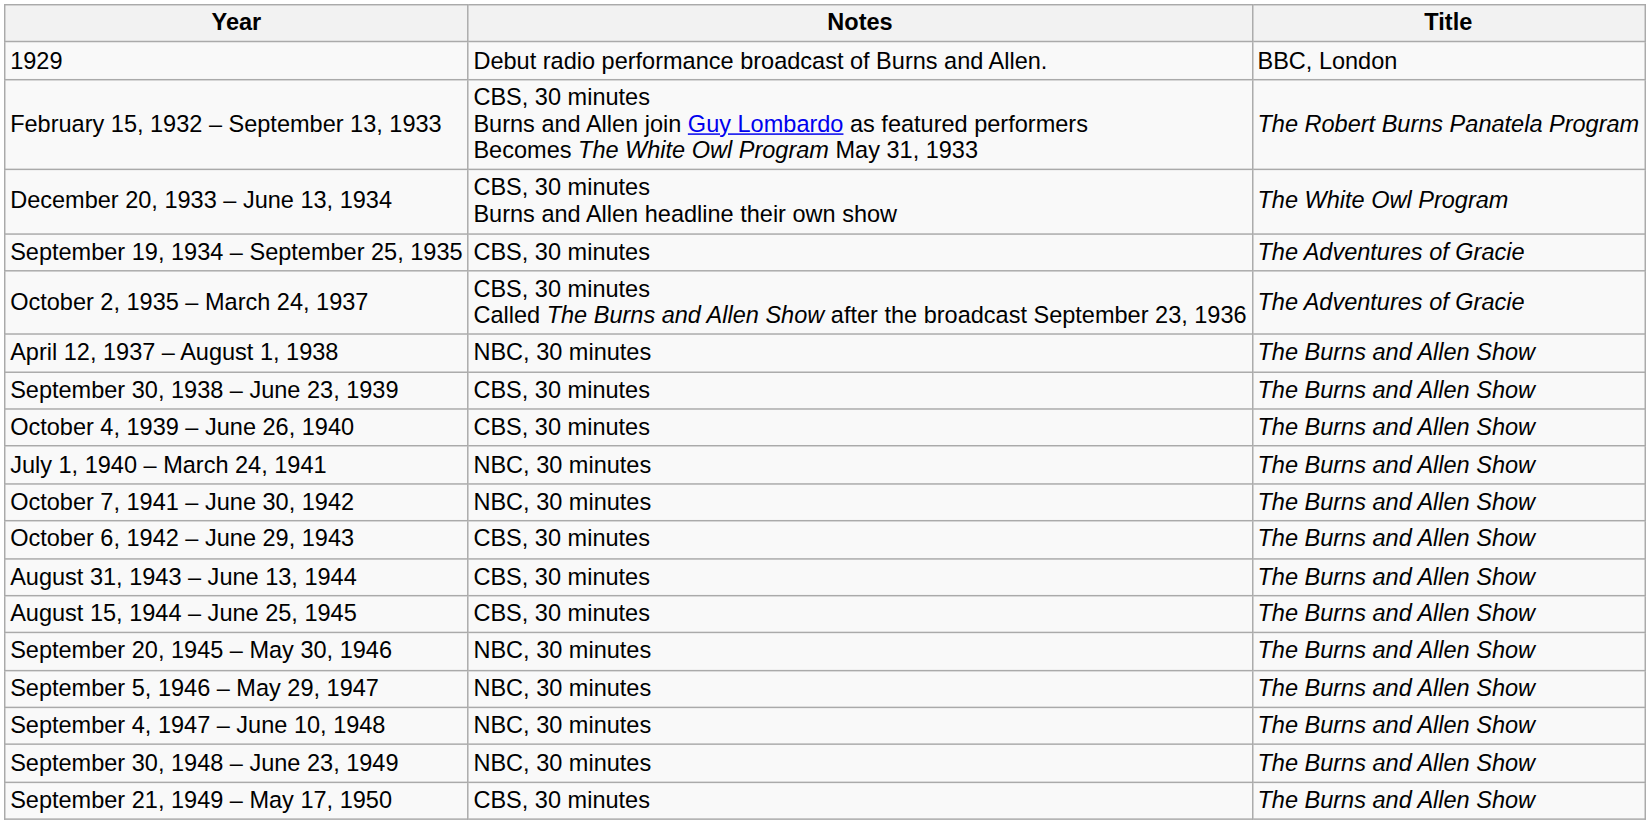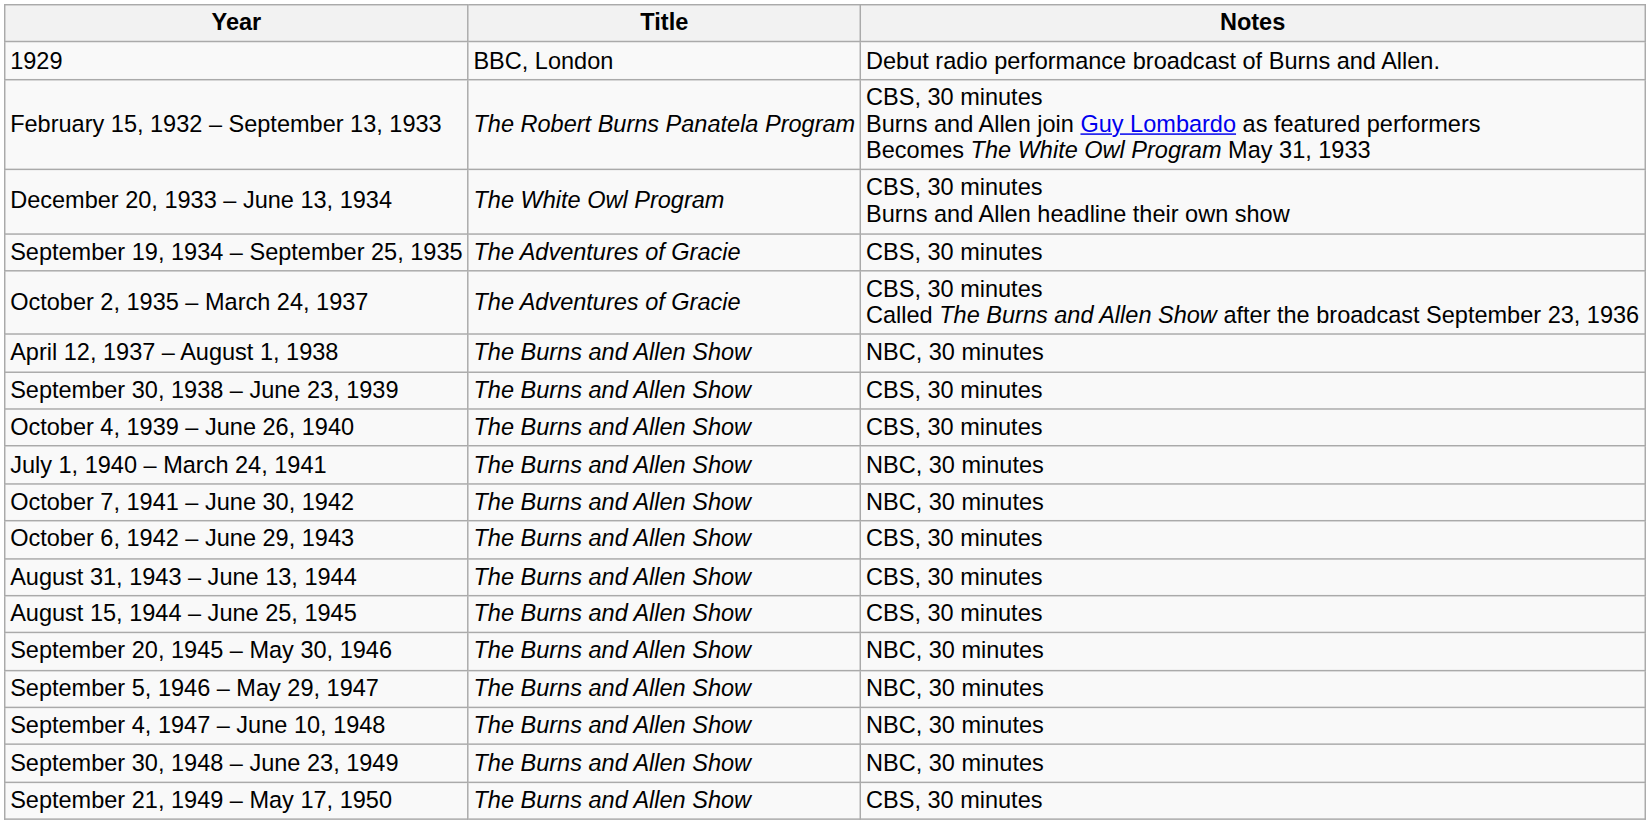columns swapped: (1448, 23) <-> (860, 23)
